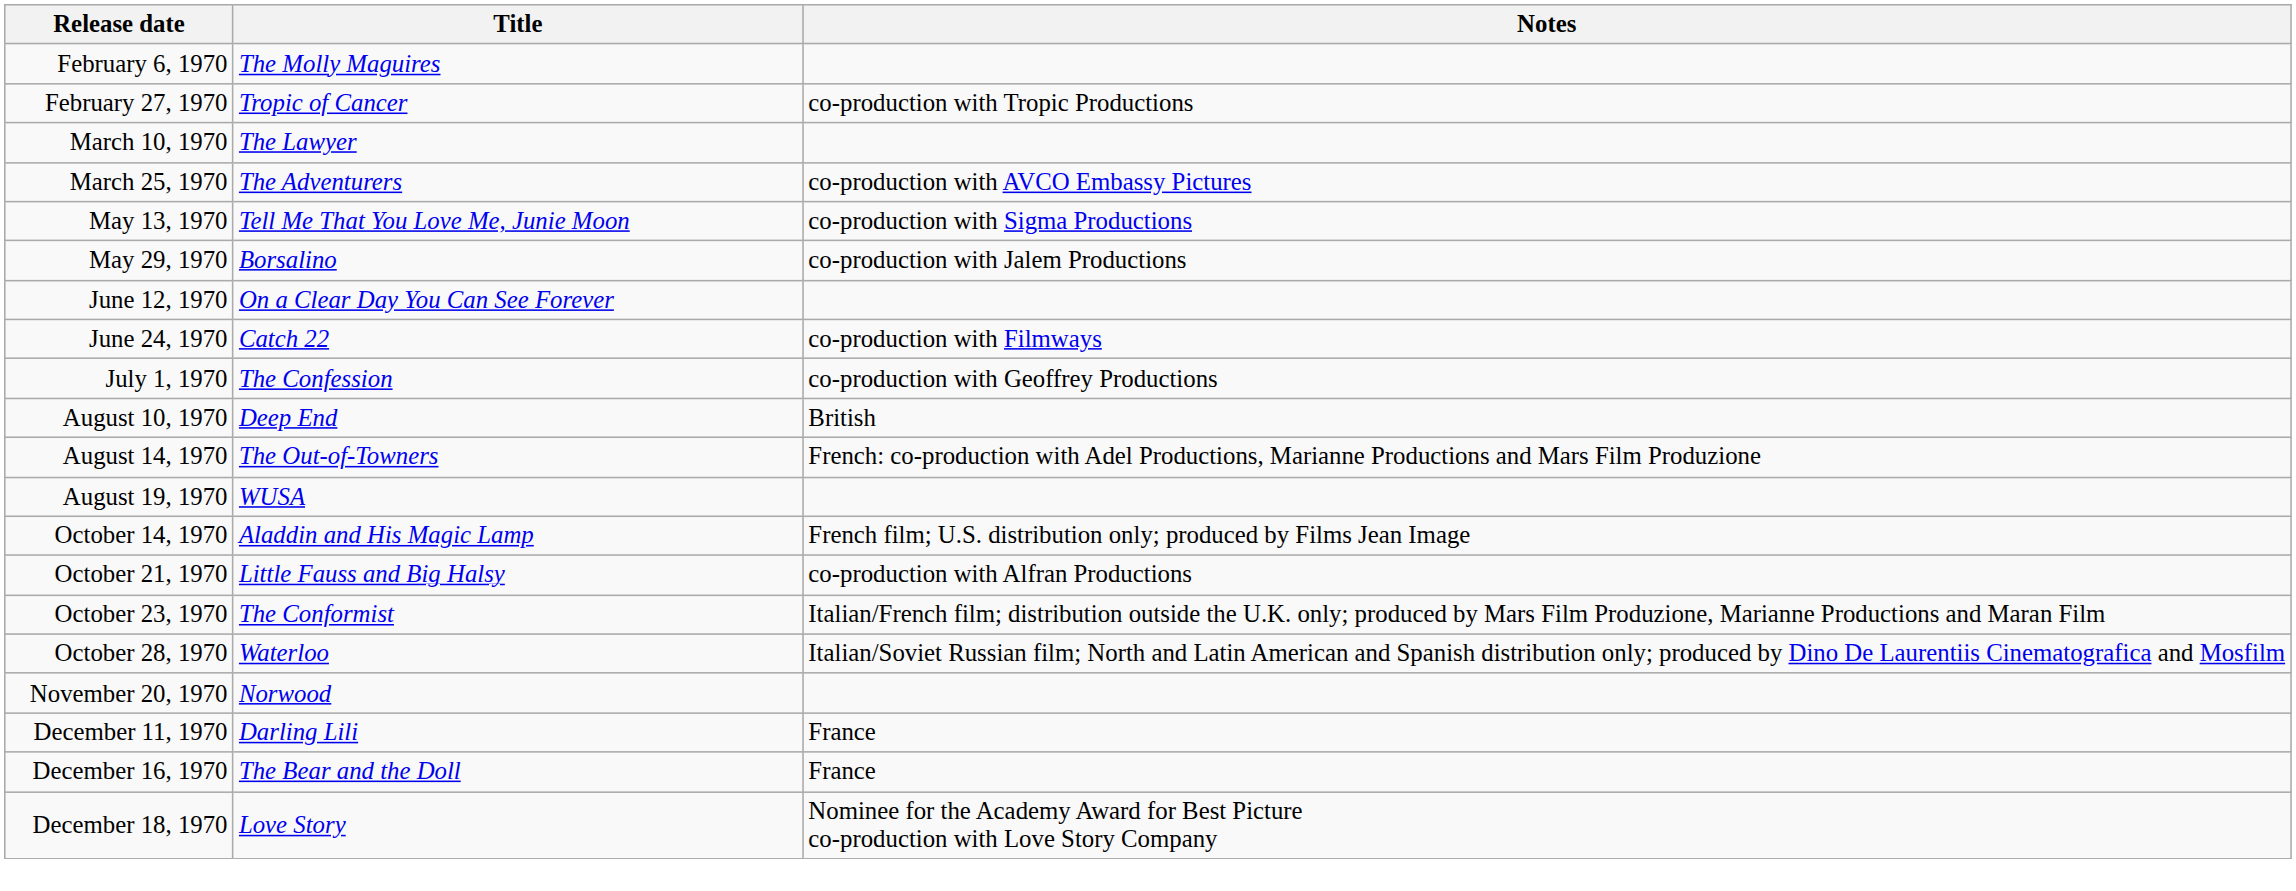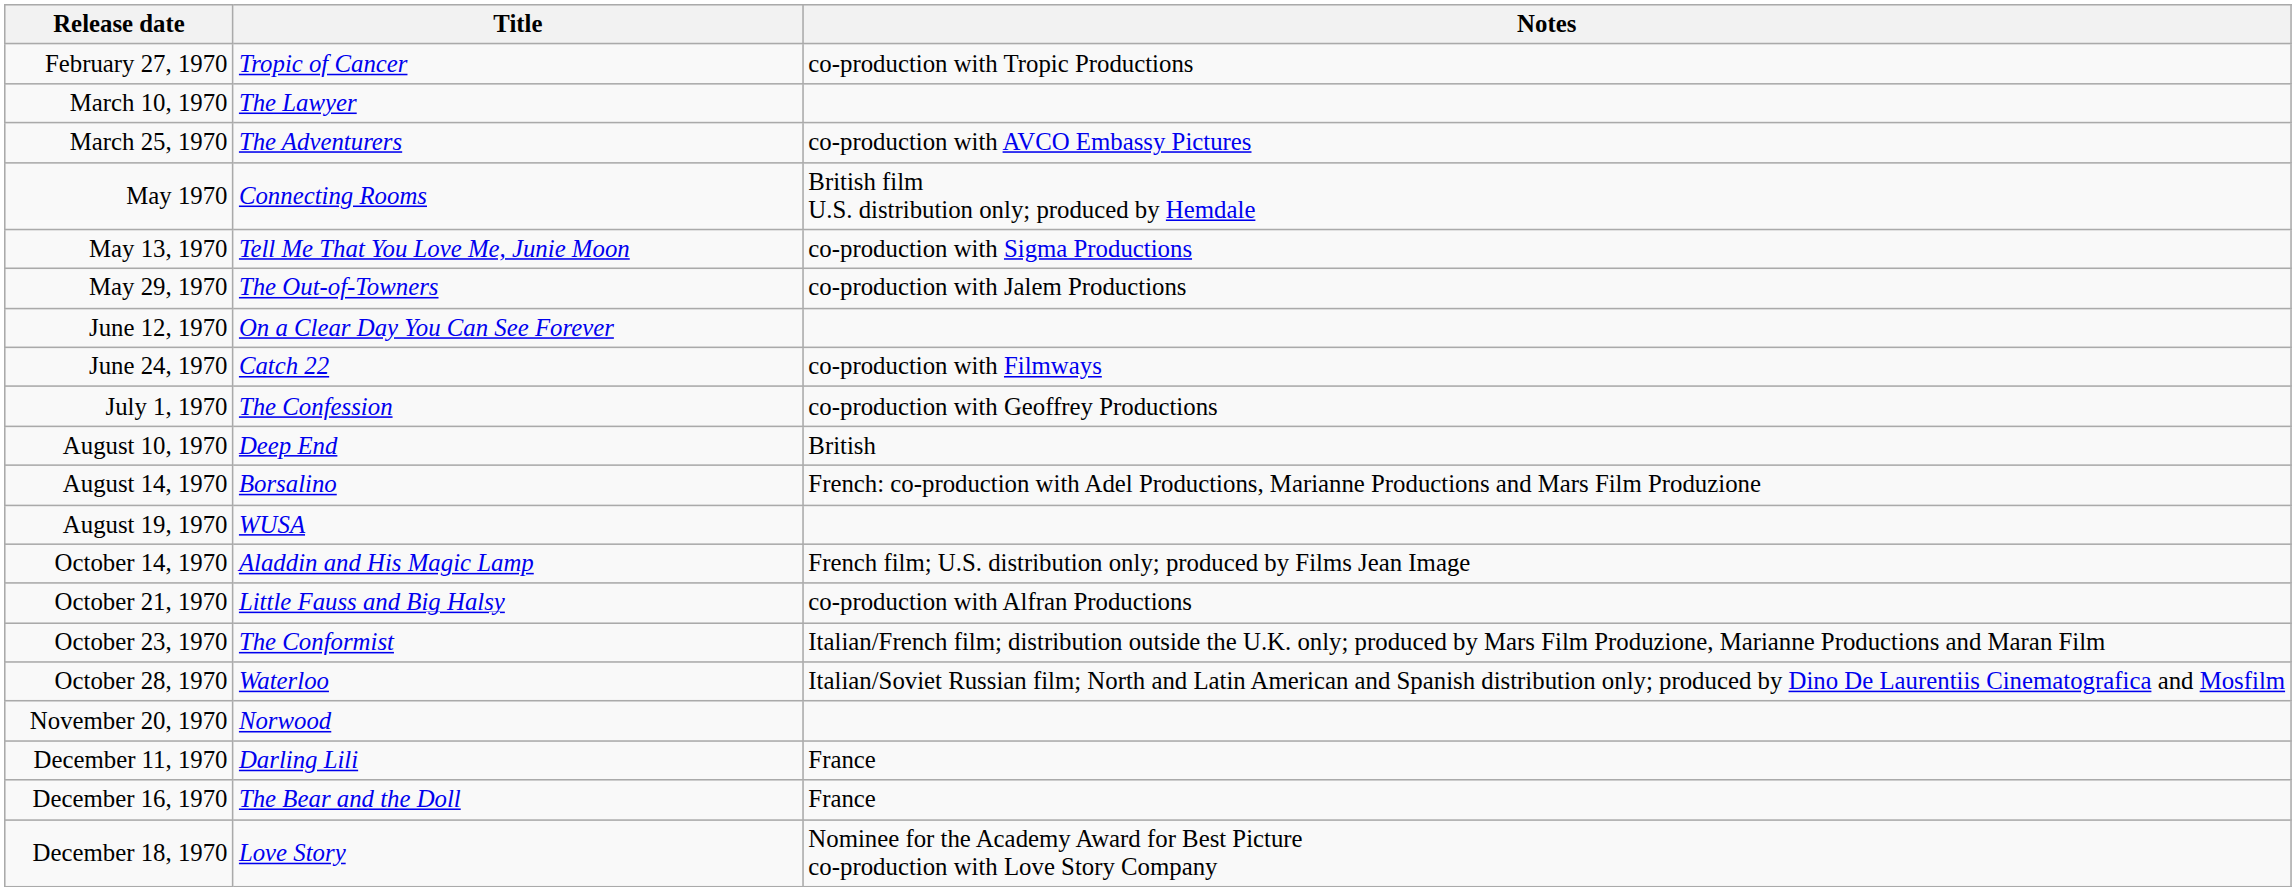- row: (142, 63)
+ row: (177, 195)
(288, 260) Borsalino -> (339, 288) The Out-of-Towners
(339, 456) The Out-of-Towners -> (288, 484) Borsalino
